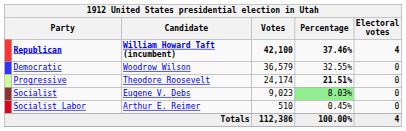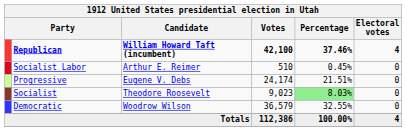rows swapped: (38, 68) <-> (50, 107)
(166, 81) Theodore Roosevelt -> (157, 81) Eugene V. Debs
(337, 81) bold -> (337, 81) normal
(157, 94) Eugene V. Debs -> (166, 94) Theodore Roosevelt
